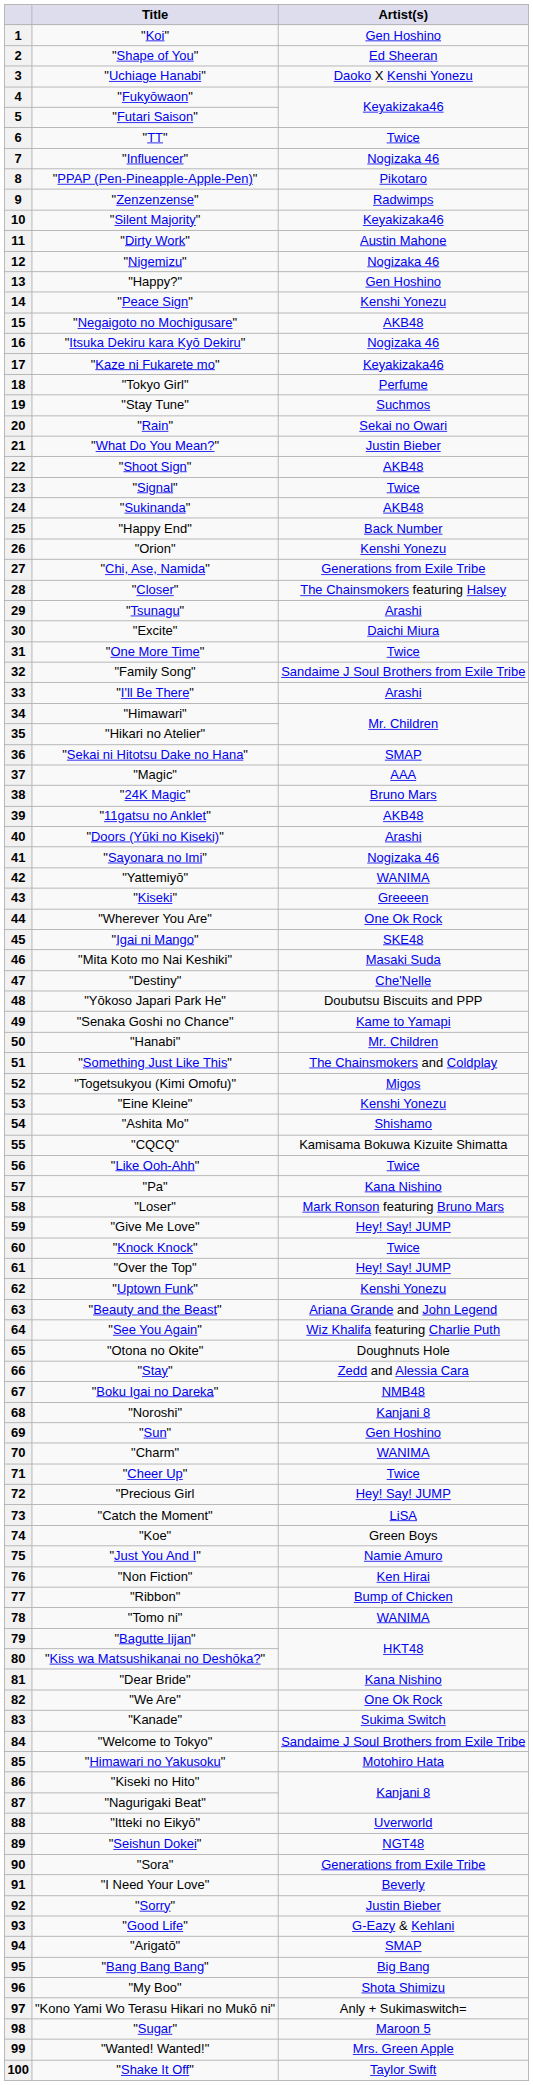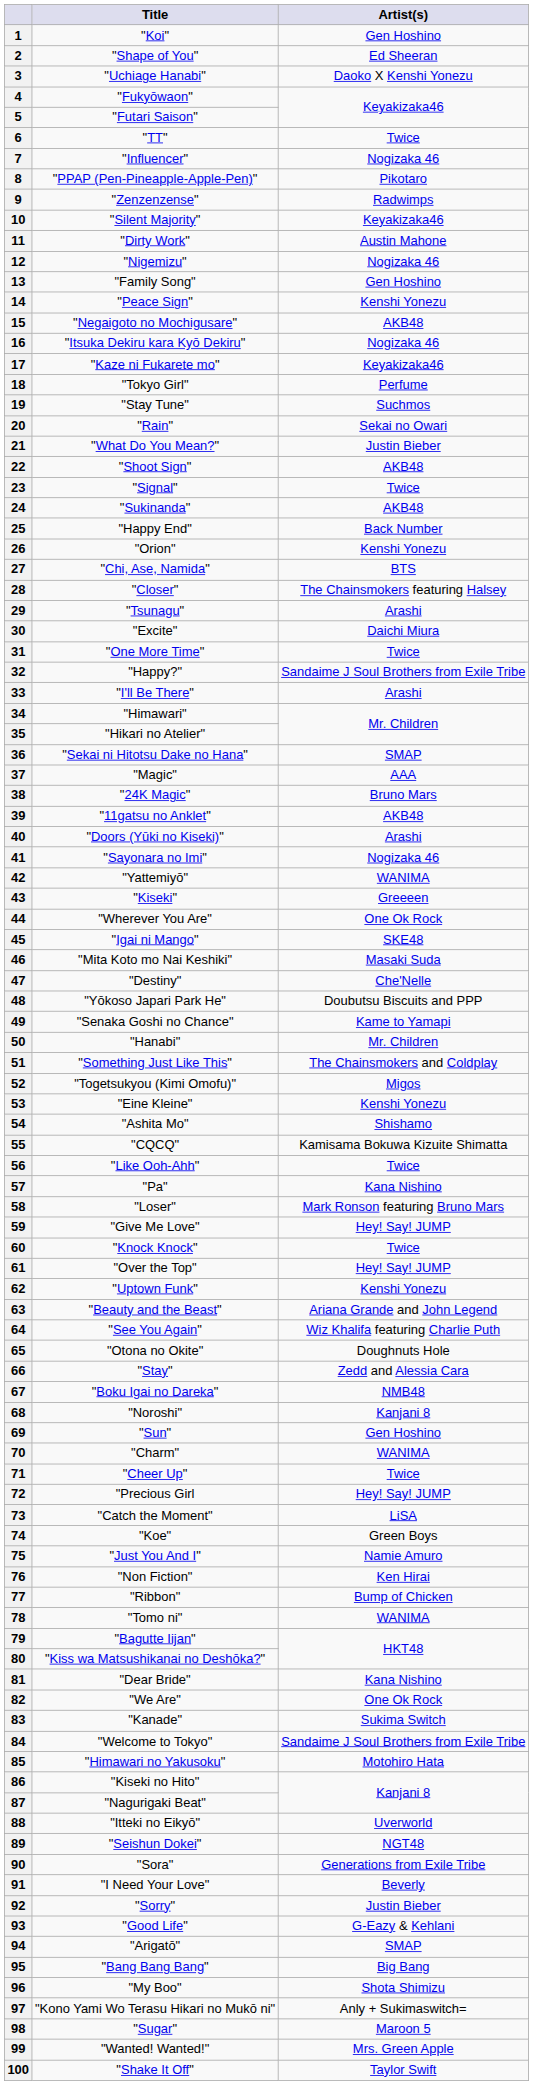(155, 281) "Happy?" -> (155, 281) "Family Song"
(403, 569) Generations from Exile Tribe -> (403, 569) BTS
(155, 672) "Family Song" -> (155, 672) "Happy?"
